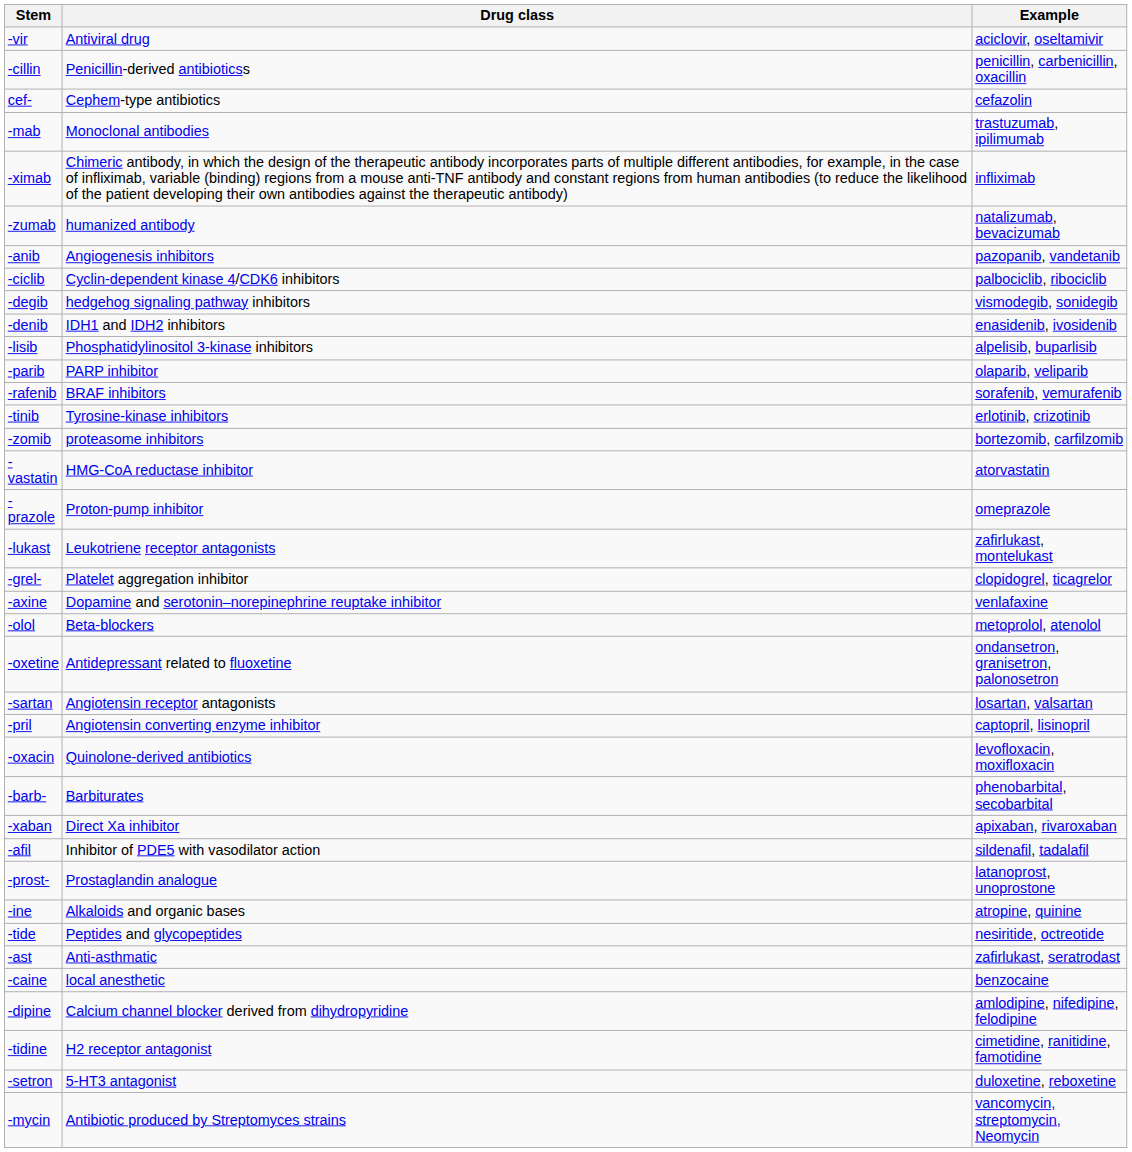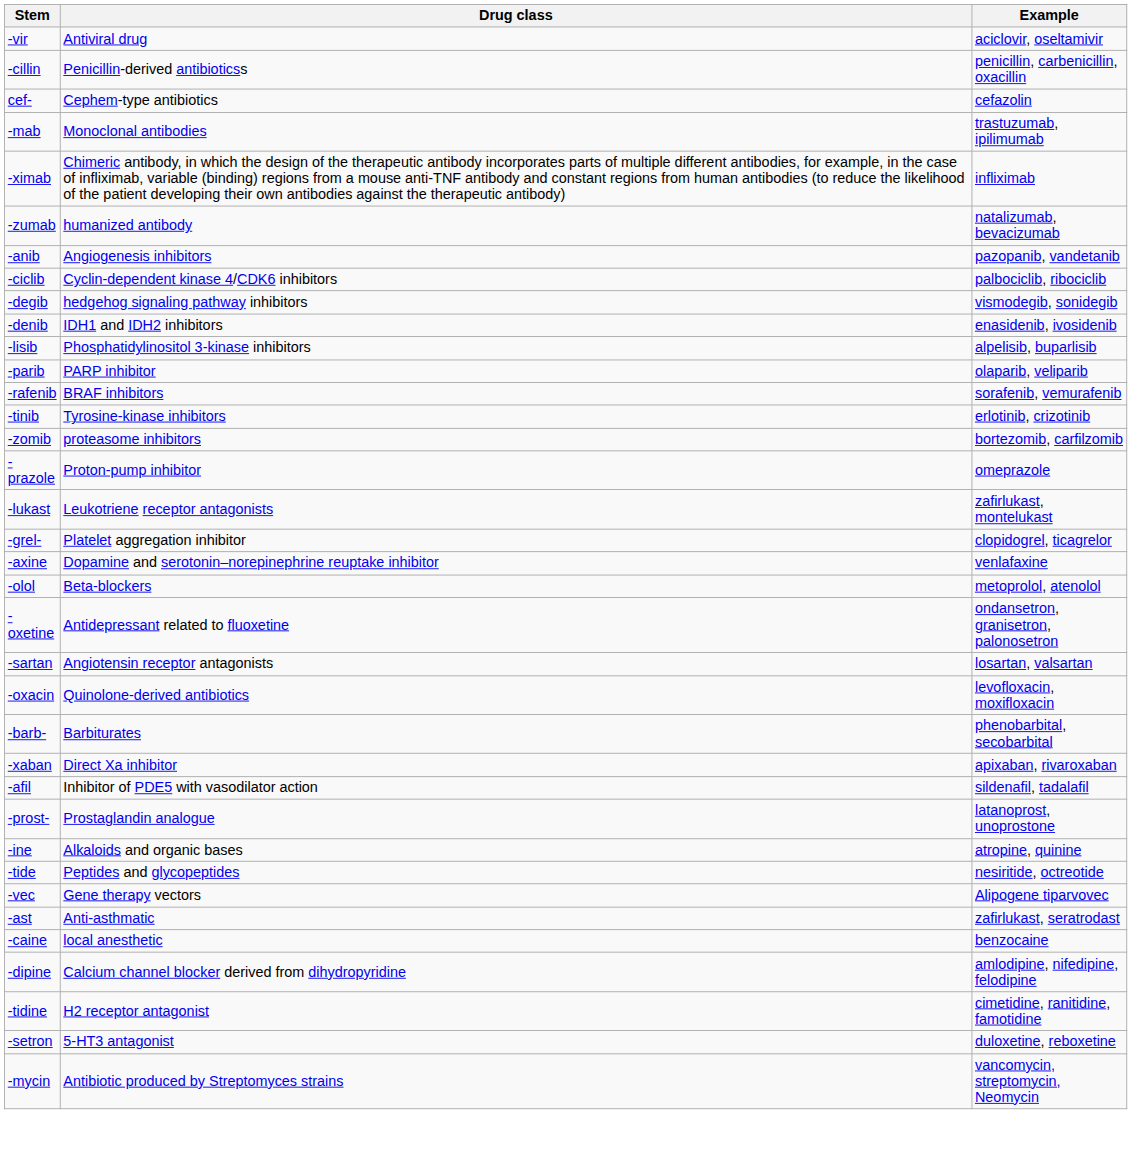- row: (33, 470)
- row: (20, 726)
+ row: (21, 895)
